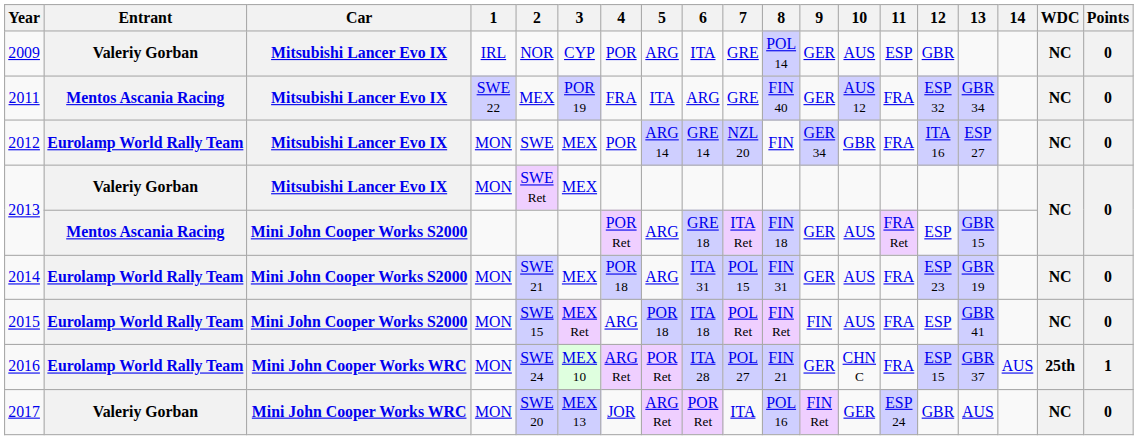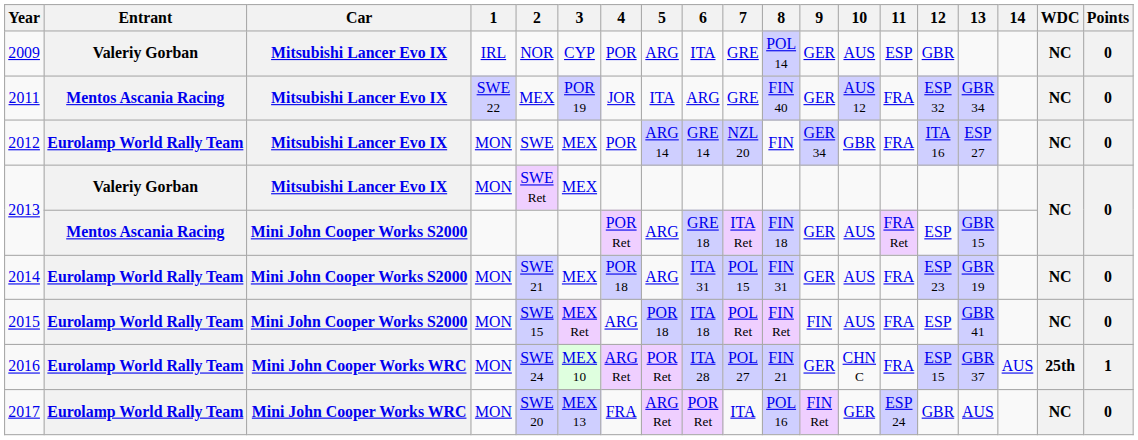(621, 98) FRA -> (621, 98) JOR
(145, 412) Valeriy Gorban -> (145, 412) Eurolamp World Rally Team
(621, 412) JOR -> (621, 412) FRA
